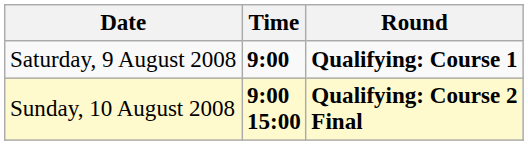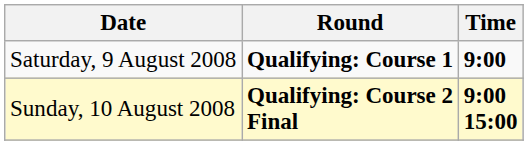columns swapped: (274, 22) <-> (414, 22)
